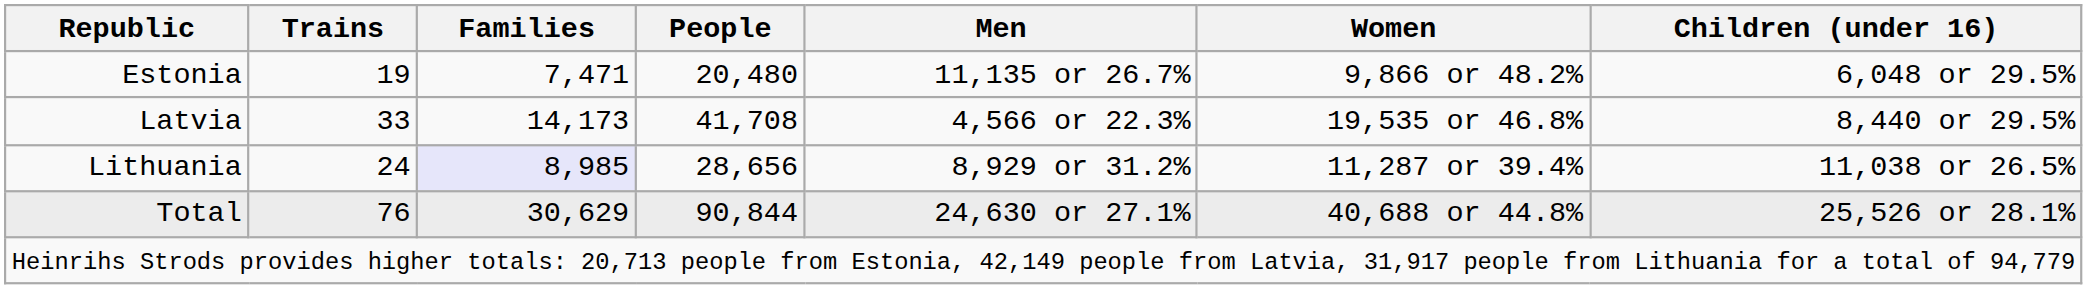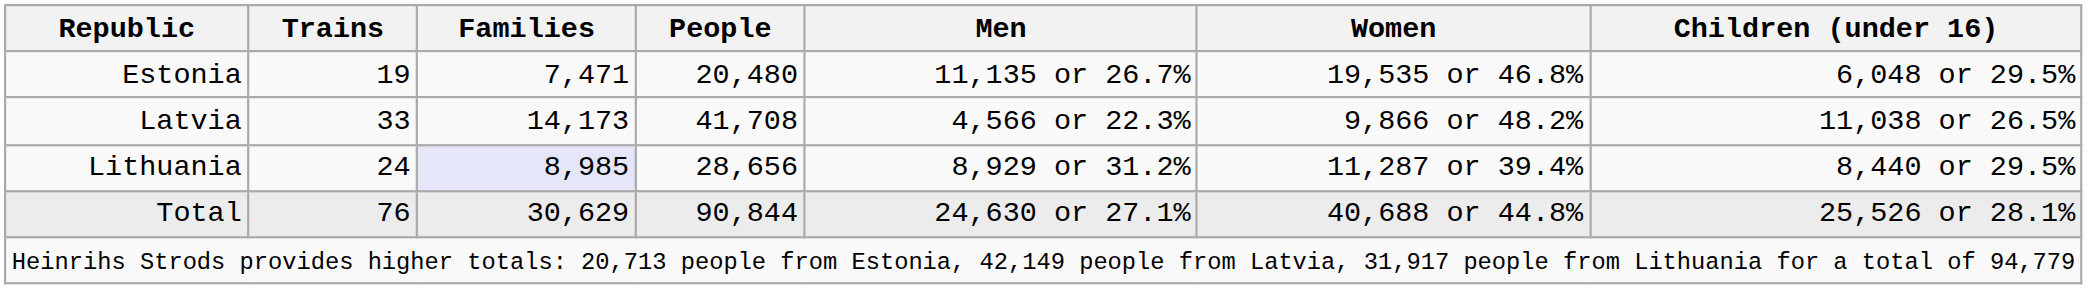(1464, 75) 9,866 or 48.2% -> (1455, 75) 19,535 or 46.8%
(1455, 121) 19,535 or 46.8% -> (1464, 121) 9,866 or 48.2%
(1956, 121) 8,440 or 29.5% -> (1947, 121) 11,038 or 26.5%
(1947, 167) 11,038 or 26.5% -> (1956, 167) 8,440 or 29.5%
